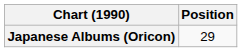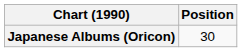(208, 36) 29 -> (208, 36) 30
